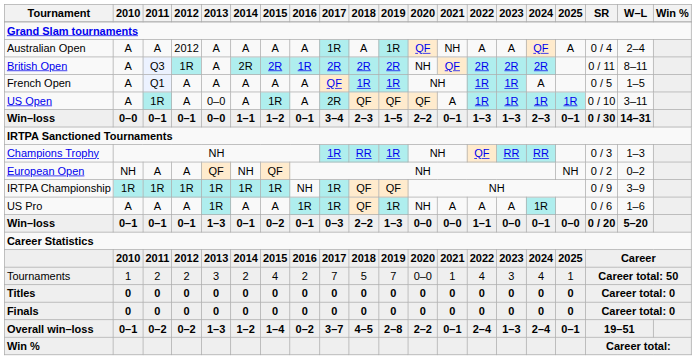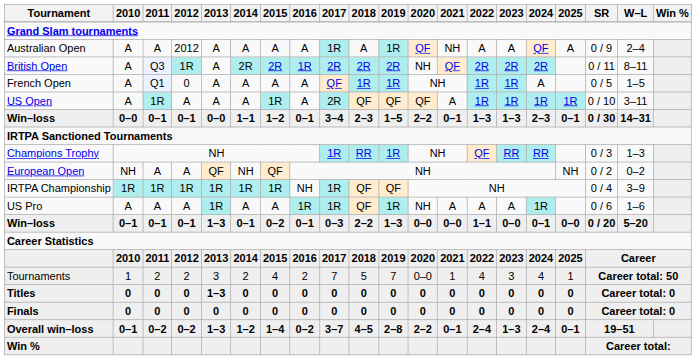(602, 48) 0 / 4 -> (602, 48) 0 / 9
(187, 83) A -> (187, 83) 0
(216, 101) 0–0 -> (216, 101) A
(602, 188) 0 / 9 -> (602, 188) 0 / 4
(216, 293) 0 -> (216, 293) 1–3
